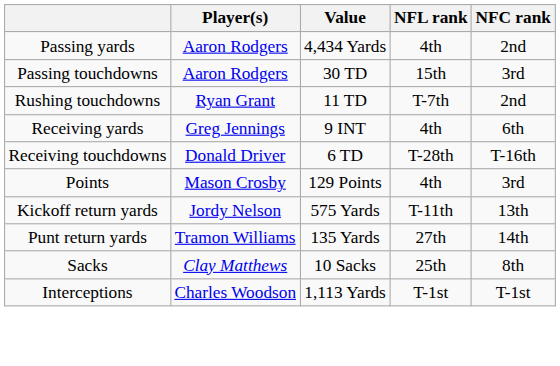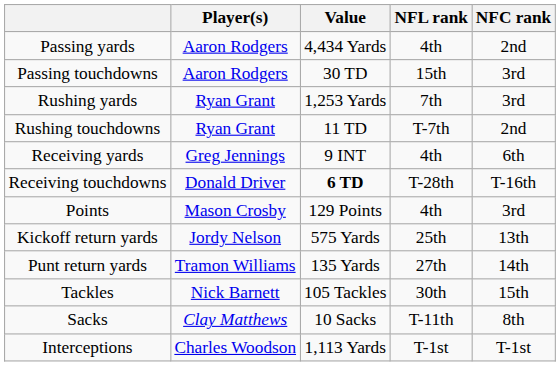+ row: (87, 100)
(345, 155) normal -> (345, 182) bold
(431, 210) T-11th -> (431, 237) 25th
+ row: (87, 292)
(431, 264) 25th -> (431, 319) T-11th
